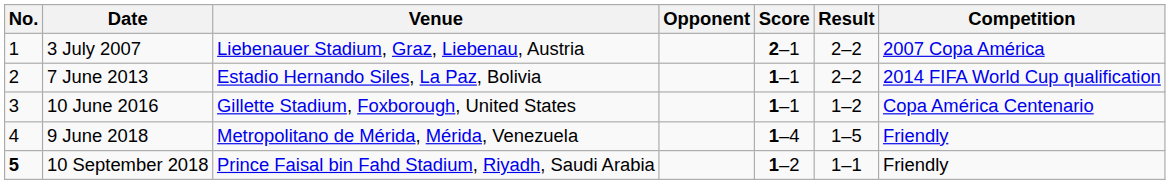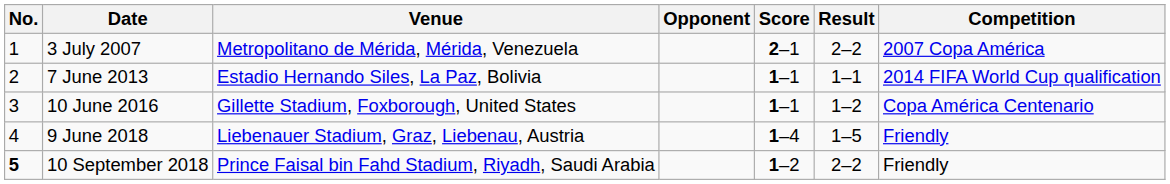(401, 48) Liebenauer Stadium, Graz, Liebenau, Austria -> (398, 48) Metropolitano de Mérida, Mérida, Venezuela
(846, 77) 2–2 -> (846, 77) 1–1
(398, 135) Metropolitano de Mérida, Mérida, Venezuela -> (401, 135) Liebenauer Stadium, Graz, Liebenau, Austria
(846, 164) 1–1 -> (846, 164) 2–2
